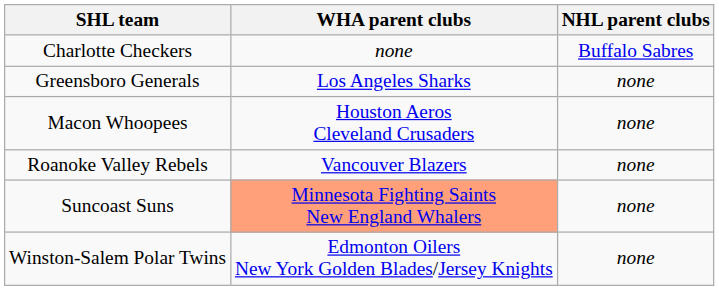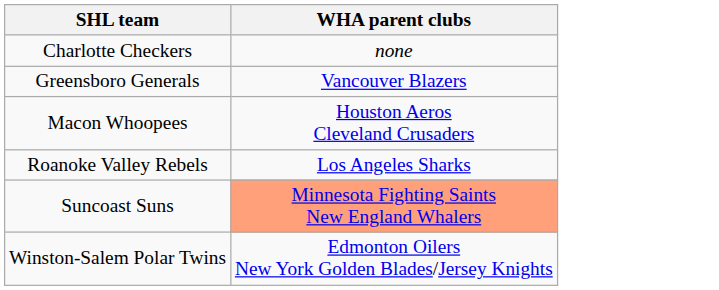- column: (636, 19)
(394, 81) Los Angeles Sharks -> (394, 81) Vancouver Blazers
(394, 164) Vancouver Blazers -> (394, 164) Los Angeles Sharks
